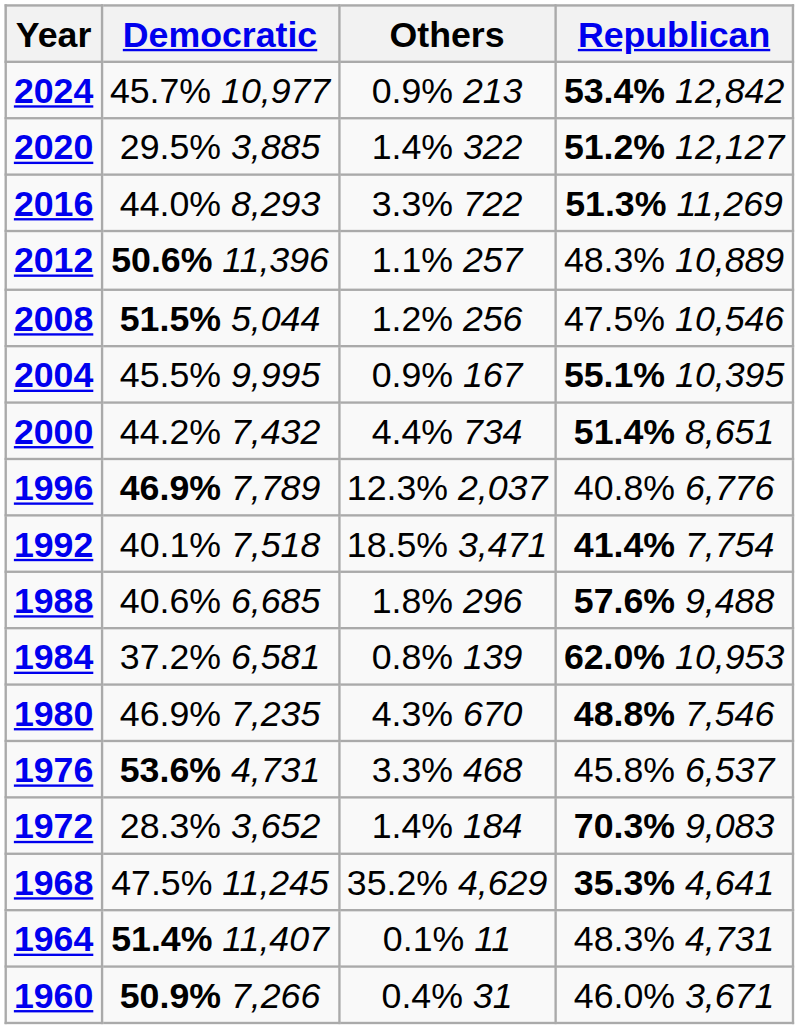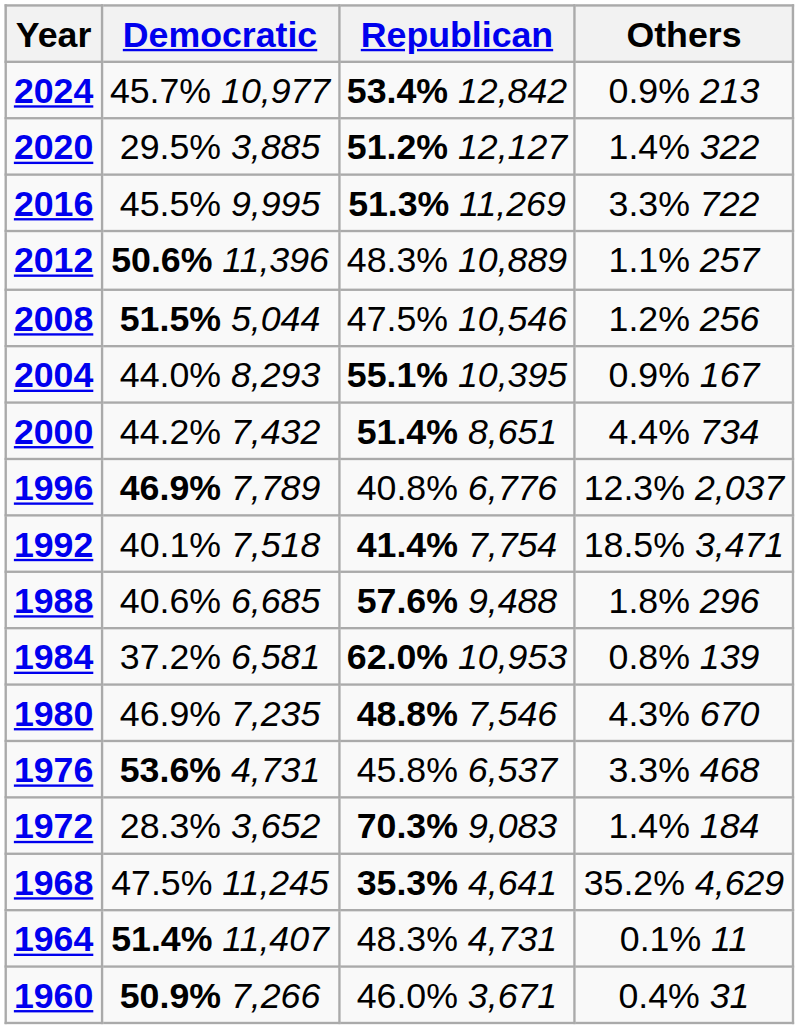columns swapped: (674, 34) <-> (447, 34)
(220, 204) 44.0% 8,293 -> (220, 204) 45.5% 9,995
(220, 373) 45.5% 9,995 -> (220, 373) 44.0% 8,293
